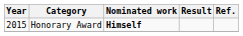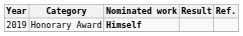(17, 25) 2015 -> (17, 25) 2019
